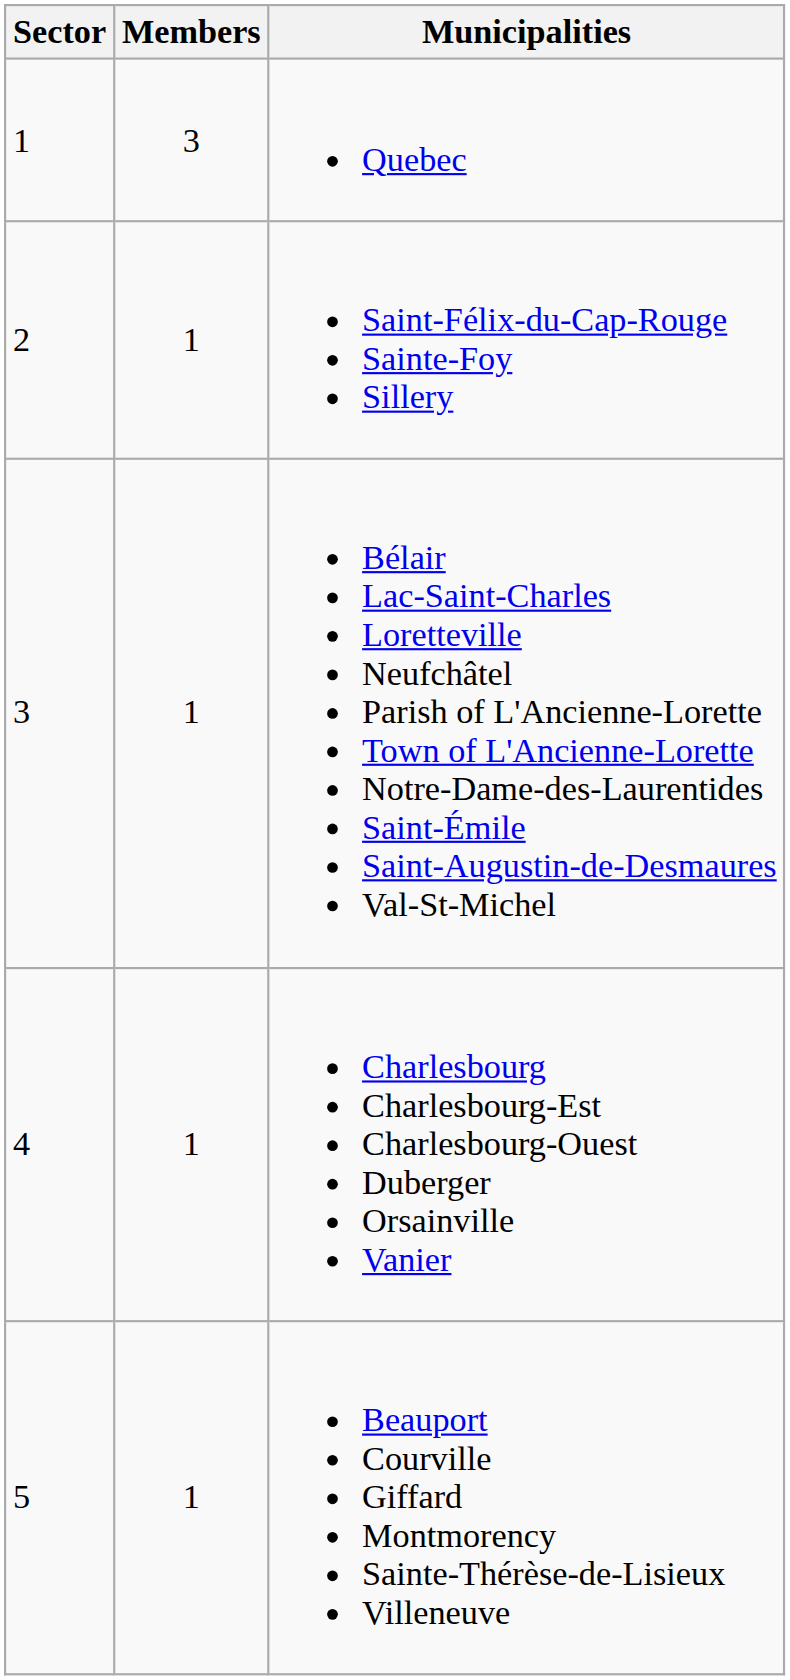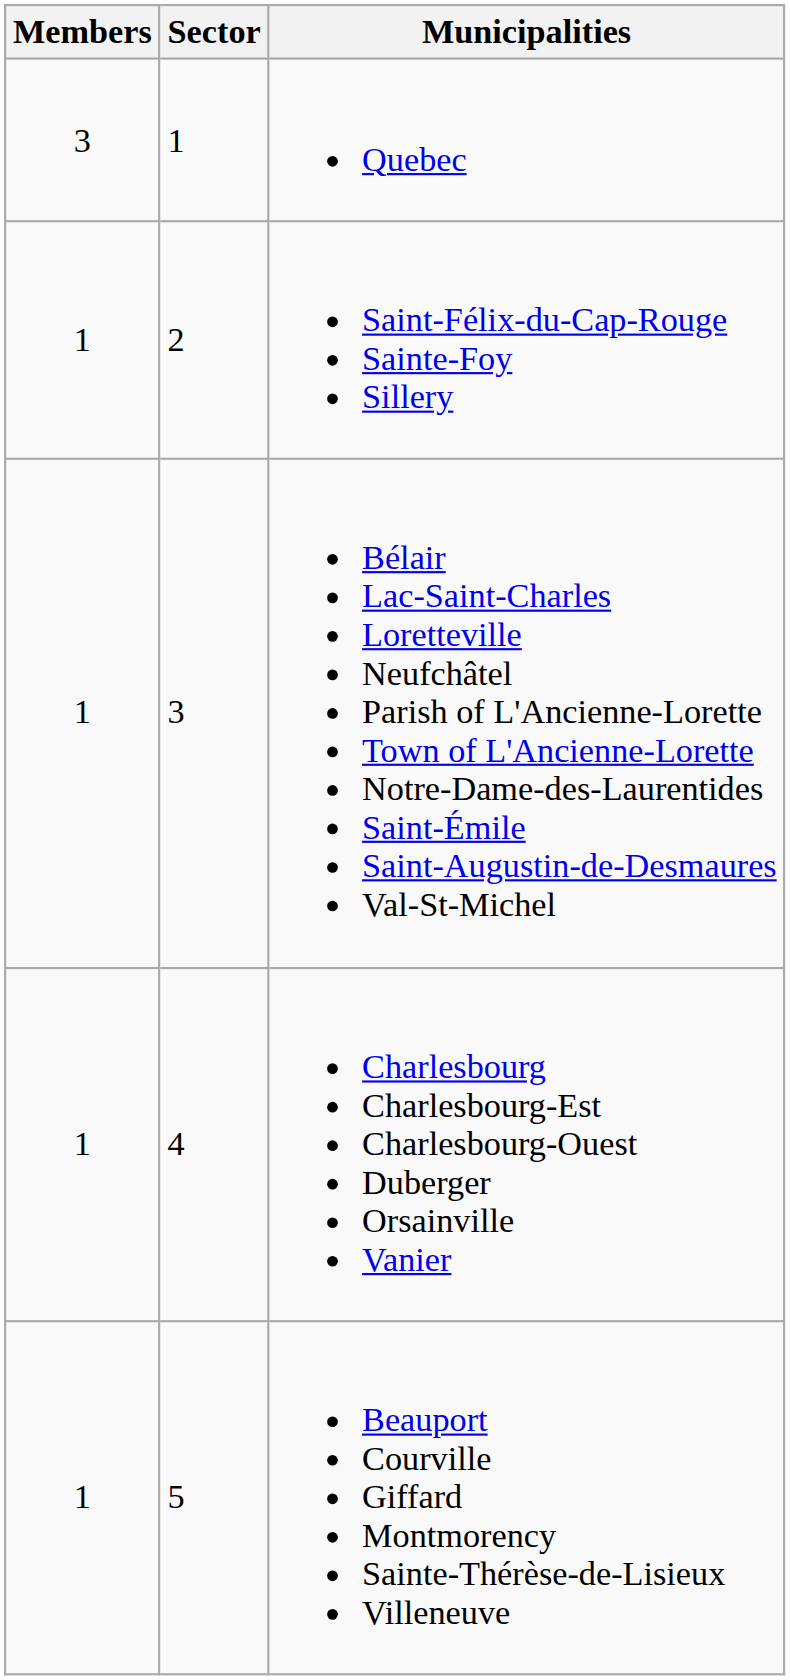columns swapped: (60, 31) <-> (191, 31)
